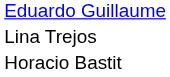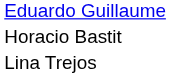rows swapped: (63, 62) <-> (50, 37)
